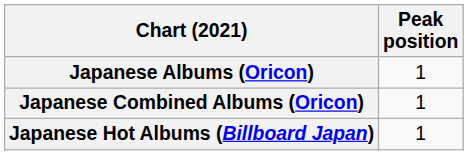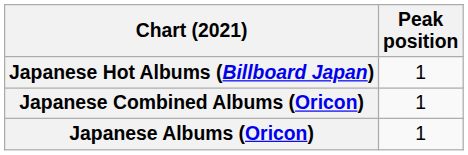rows swapped: (192, 72) <-> (192, 133)
